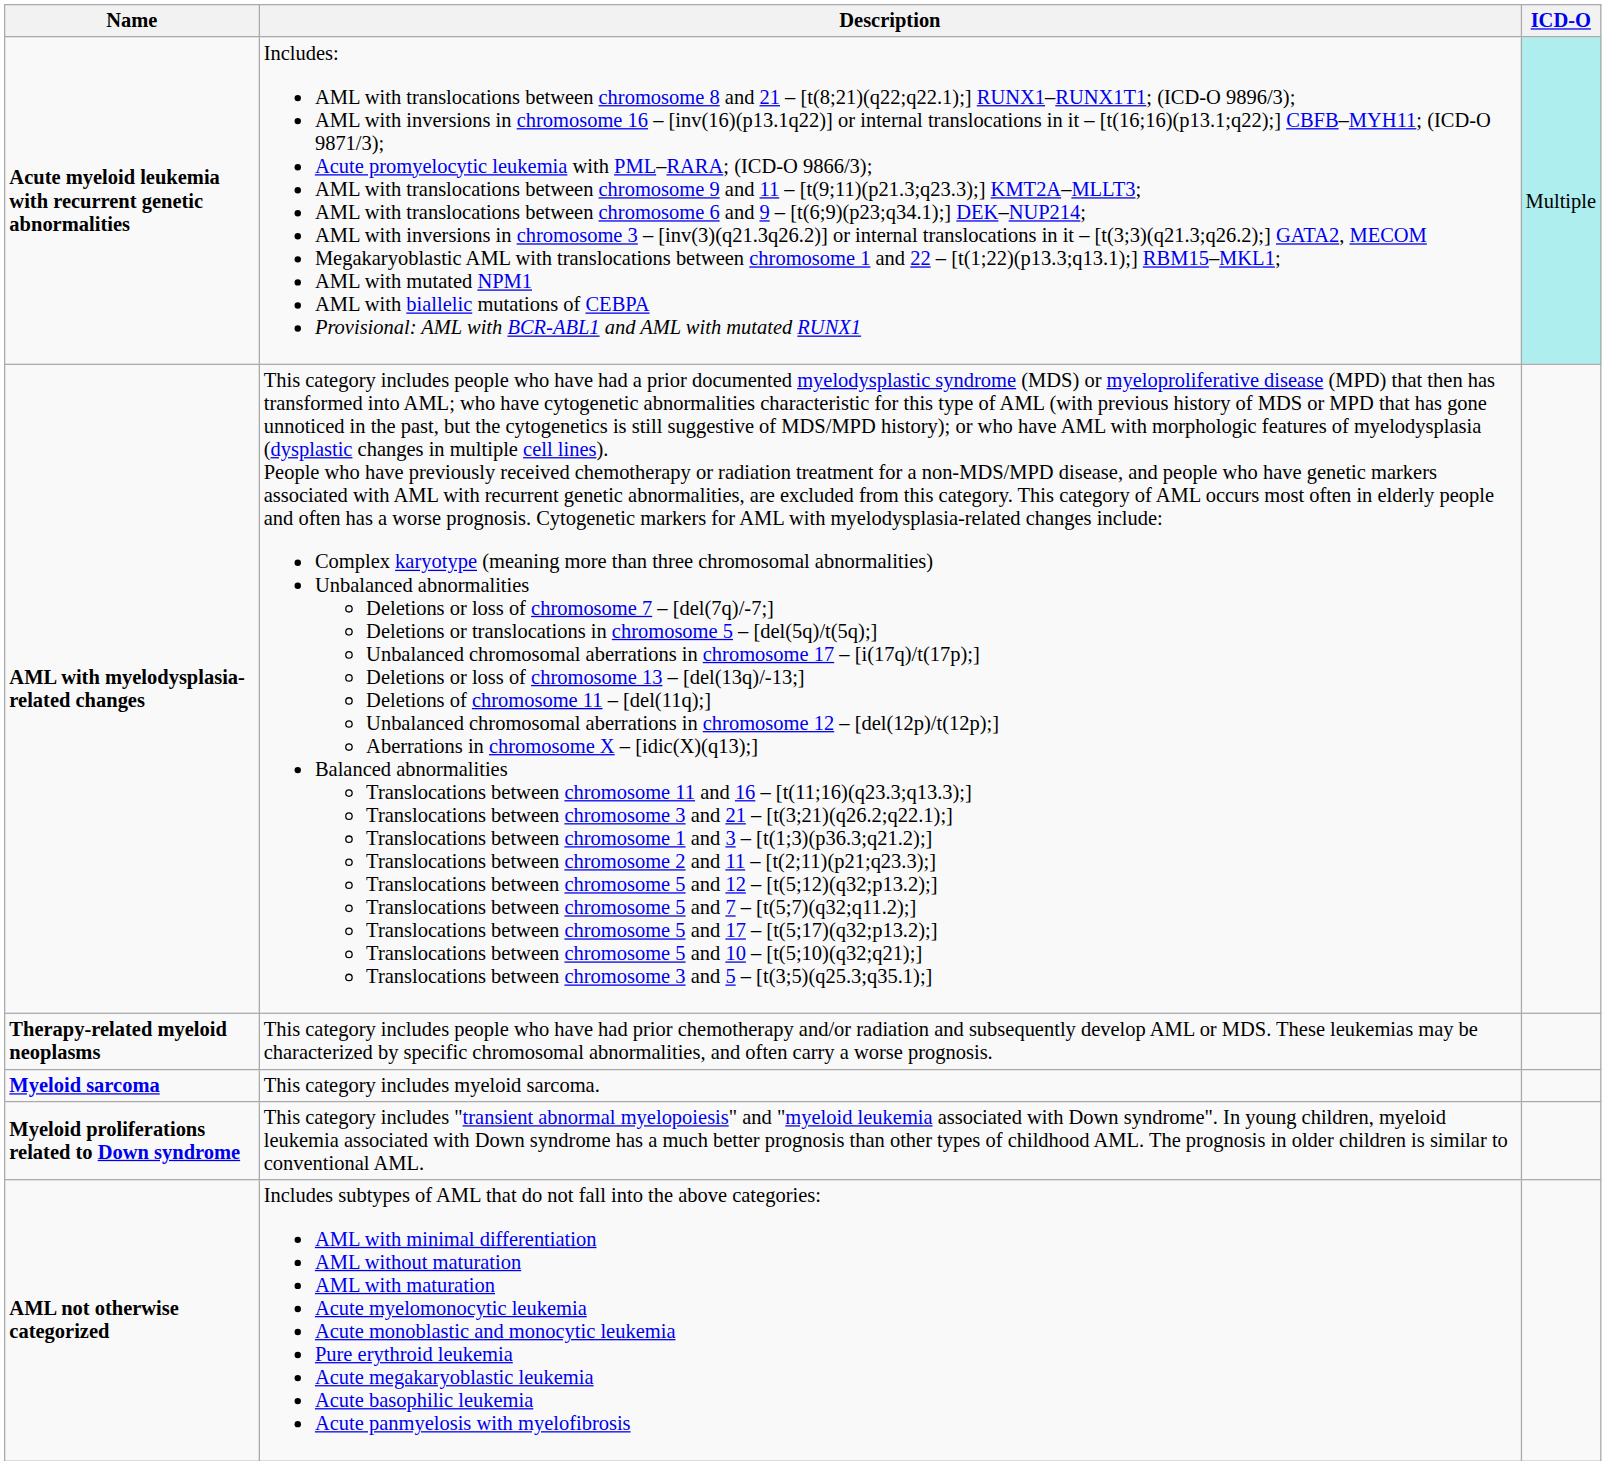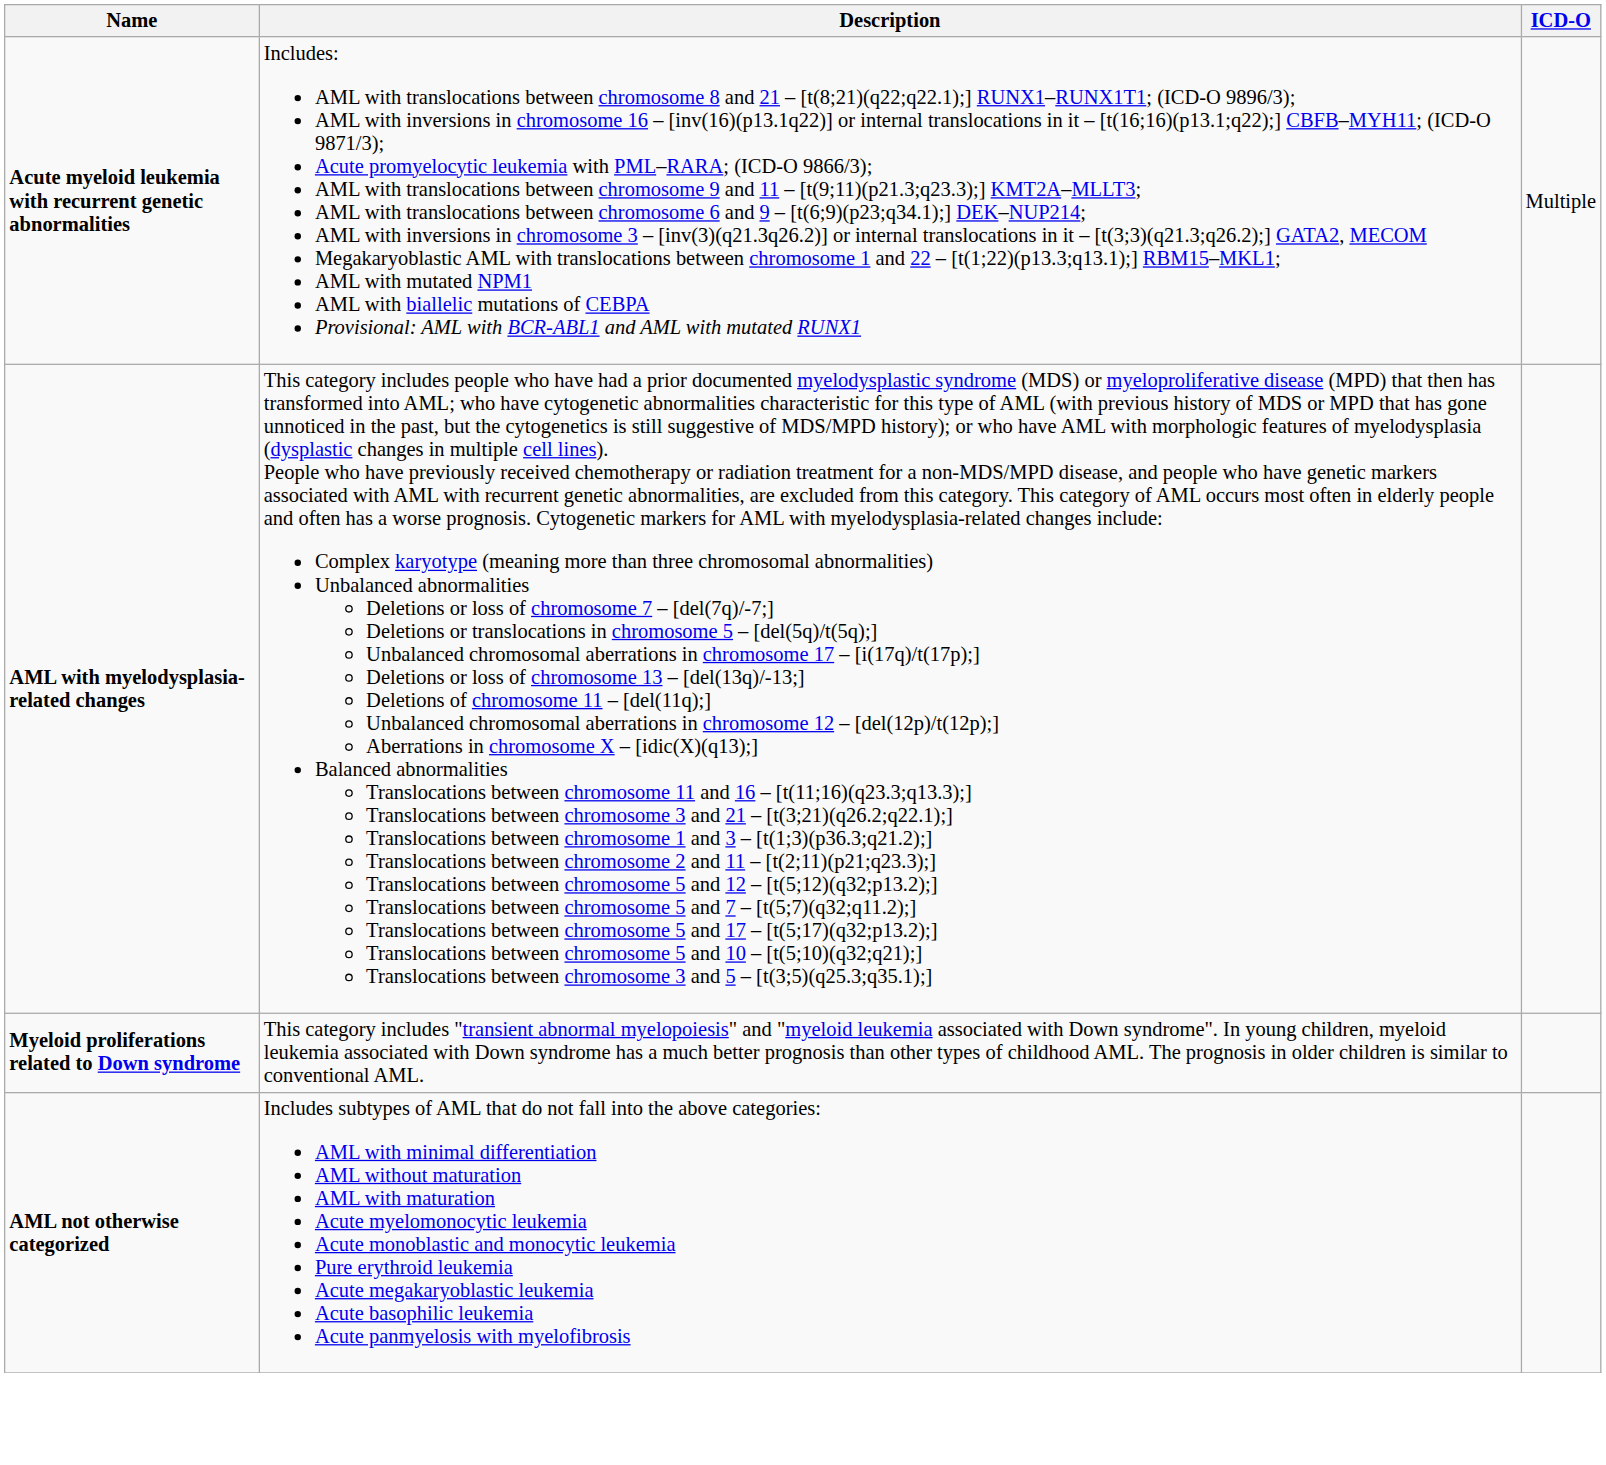(1561, 200) paleturquoise background -> (1561, 200) no background
- row: (118, 1041)
- row: (85, 1085)
